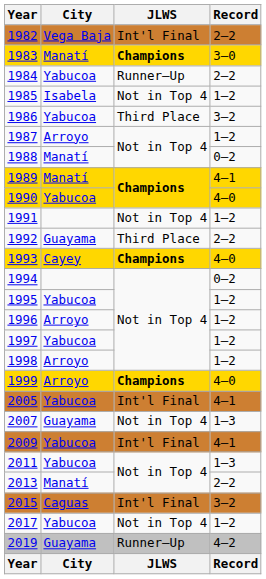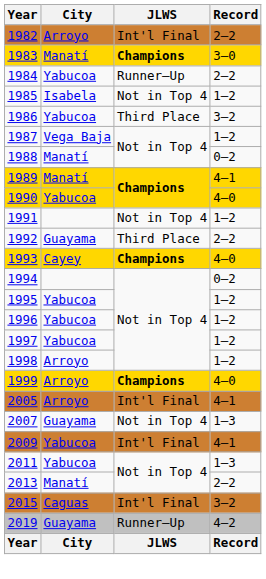(77, 35) Vega Baja -> (66, 35) Arroyo
(66, 137) Arroyo -> (77, 137) Vega Baja
(66, 320) Arroyo -> (70, 320) Yabucoa
(70, 401) Yabucoa -> (66, 401) Arroyo
- row: (22, 523)
